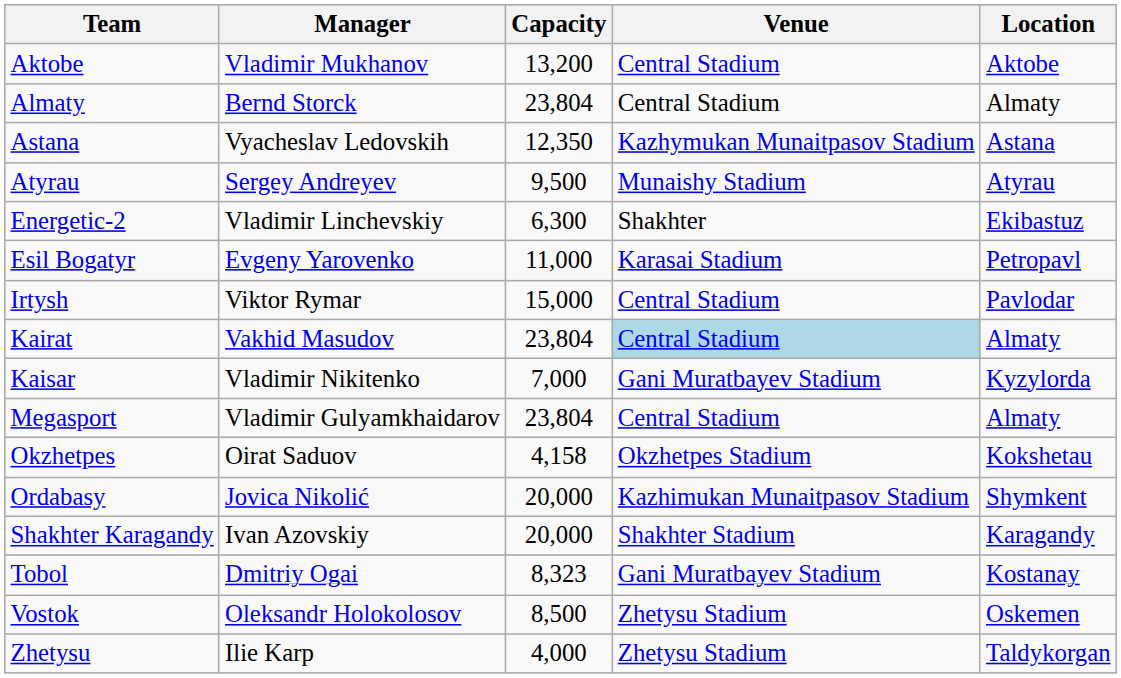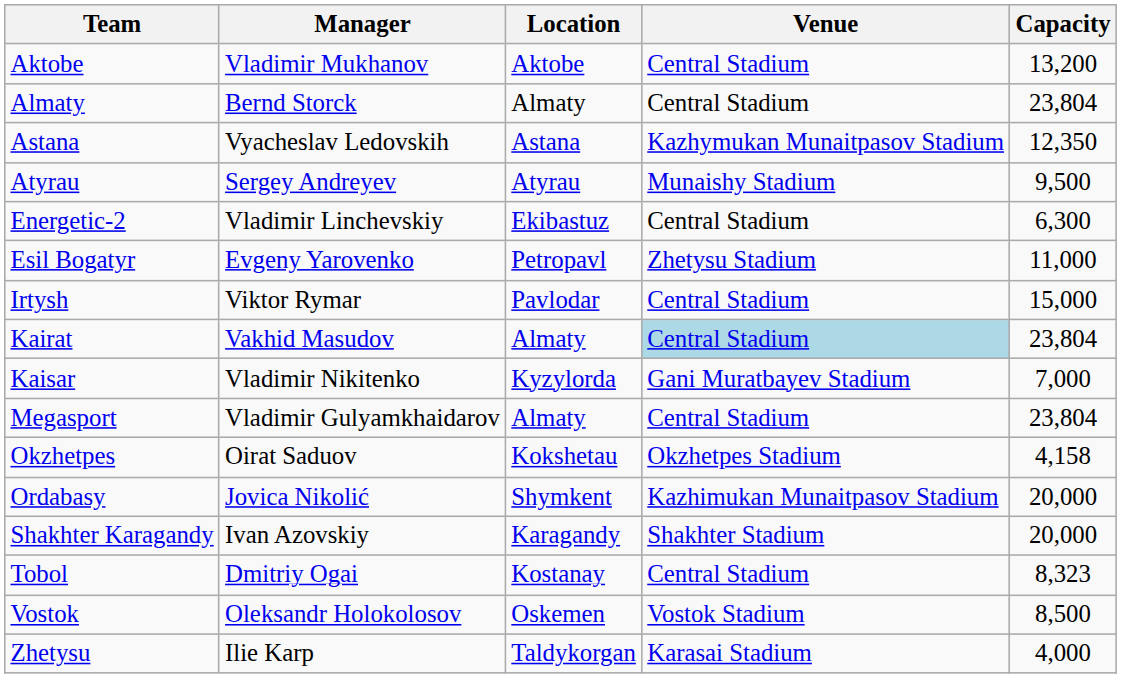columns swapped: (1048, 24) <-> (559, 24)
(662, 220) Shakhter -> (728, 220) Central Stadium
(700, 260) Karasai Stadium -> (732, 260) Zhetysu Stadium
(749, 574) Gani Muratbayev Stadium -> (728, 574) Central Stadium
(702, 614) Zhetysu Stadium -> (726, 614) Vostok Stadium
(702, 653) Zhetysu Stadium -> (730, 653) Karasai Stadium
